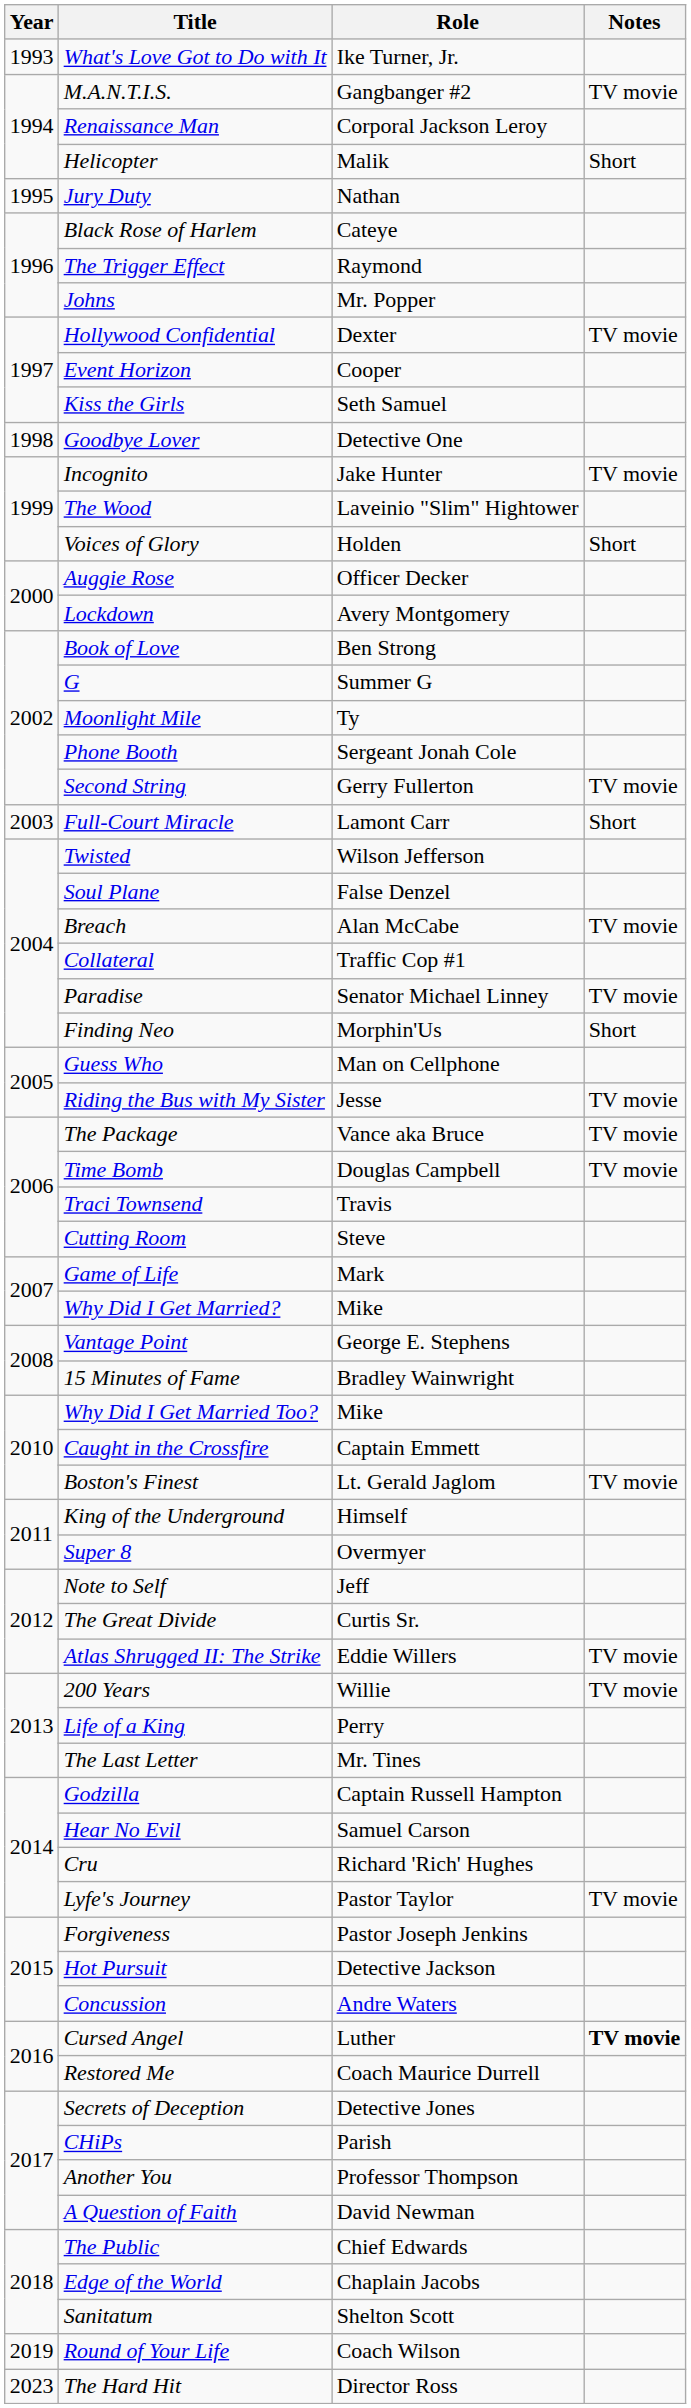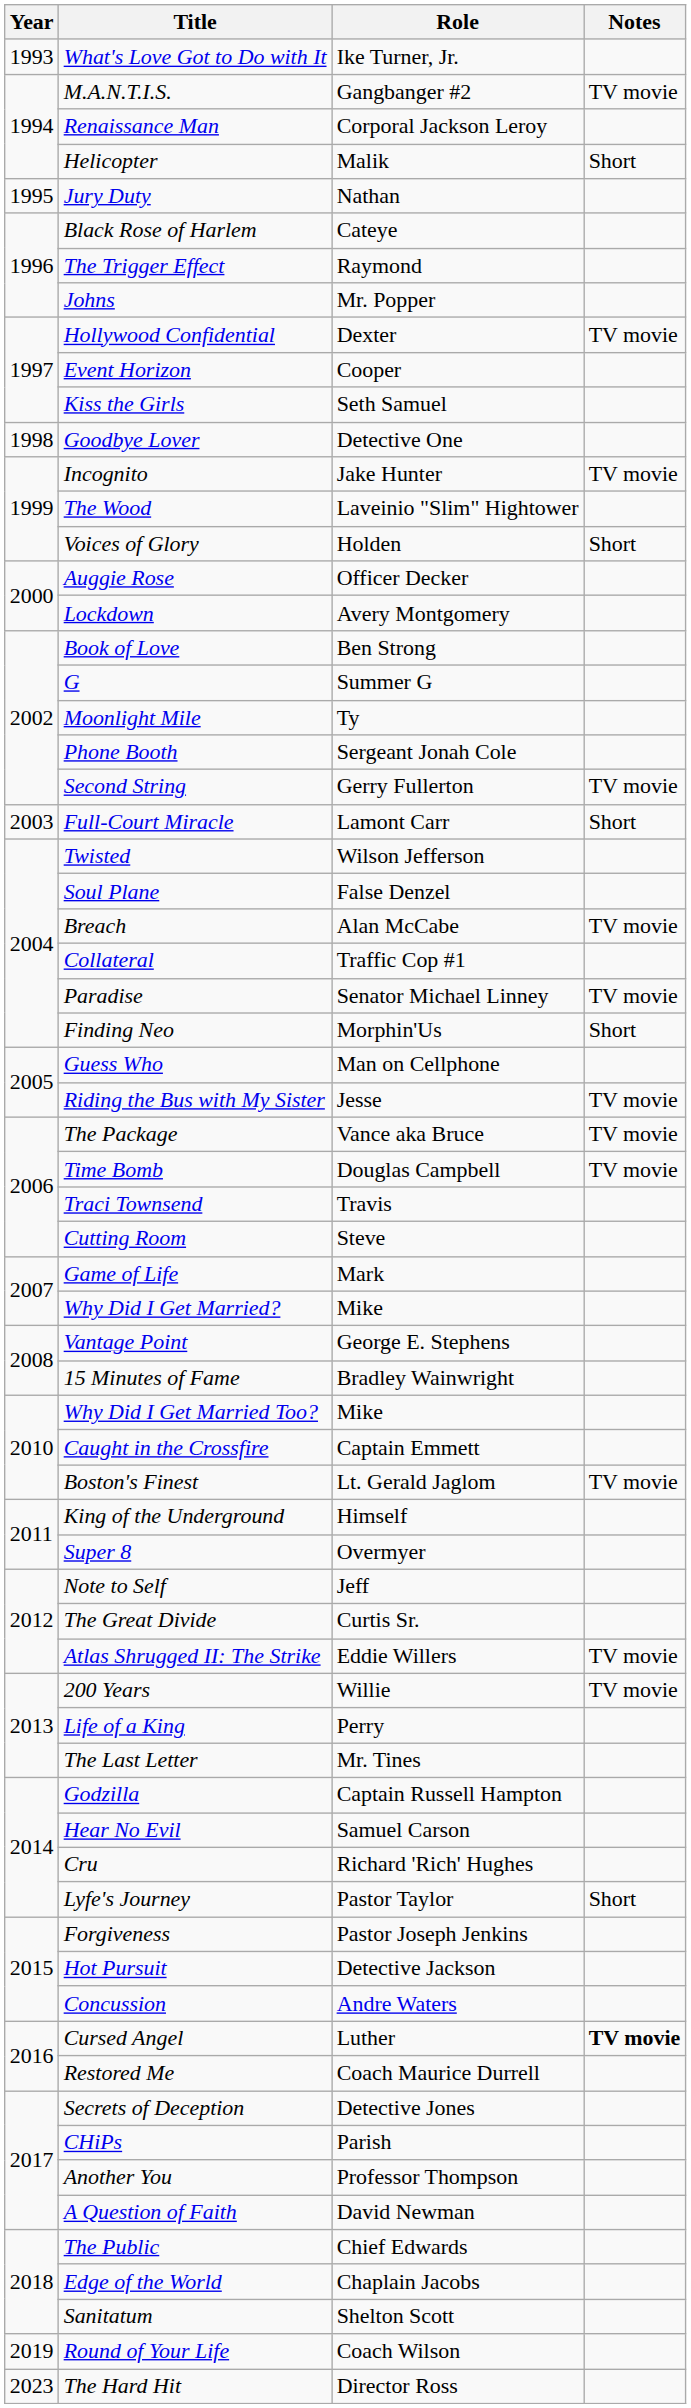(633, 1899) TV movie -> (612, 1899) Short
